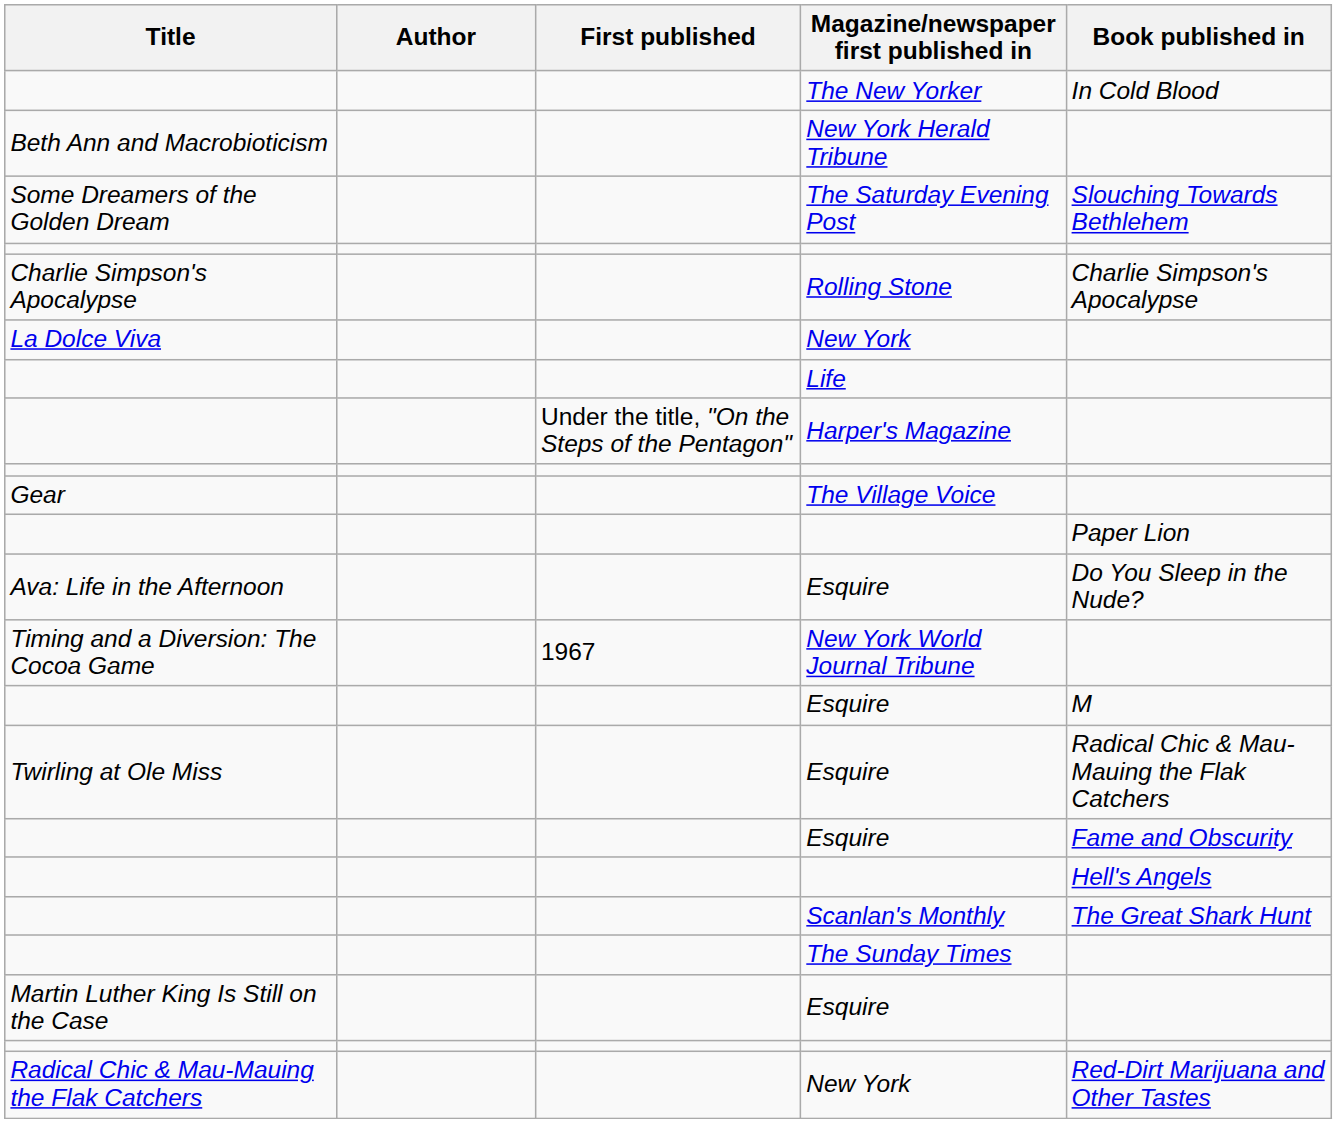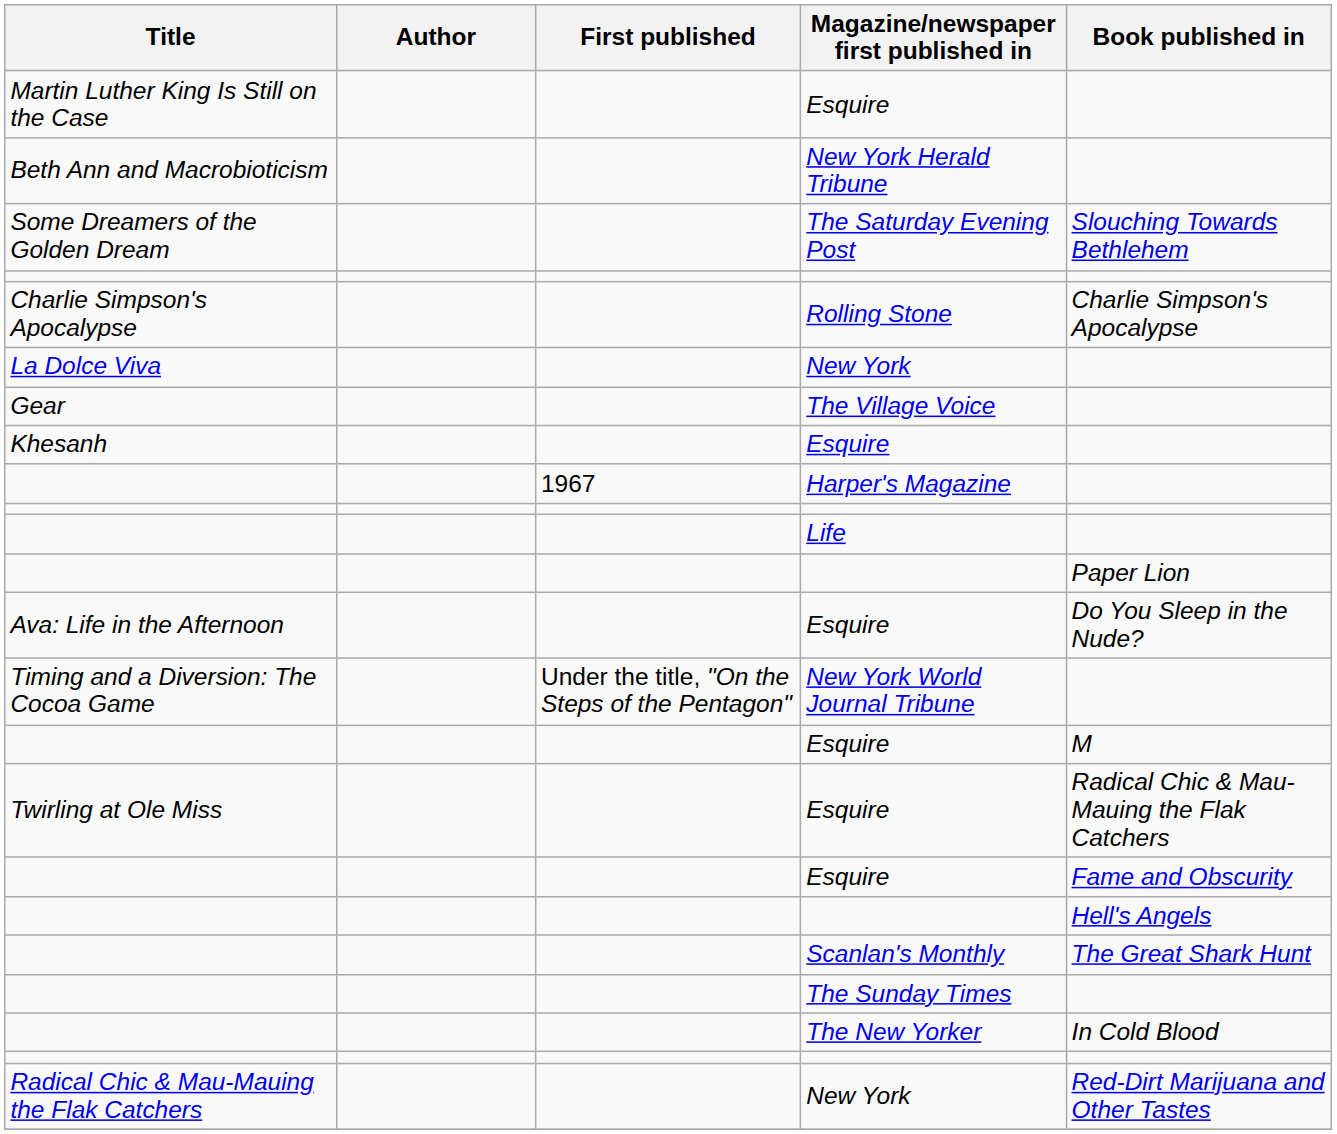rows swapped: (171, 91) <-> (163, 1006)
rows swapped: (38, 494) <-> (171, 379)
+ row: (59, 444)
(666, 430) Under the title, "On the Steps of the Pentagon" -> (568, 483) 1967
(568, 652) 1967 -> (666, 691) Under the title, "On the Steps of the Pentagon"
